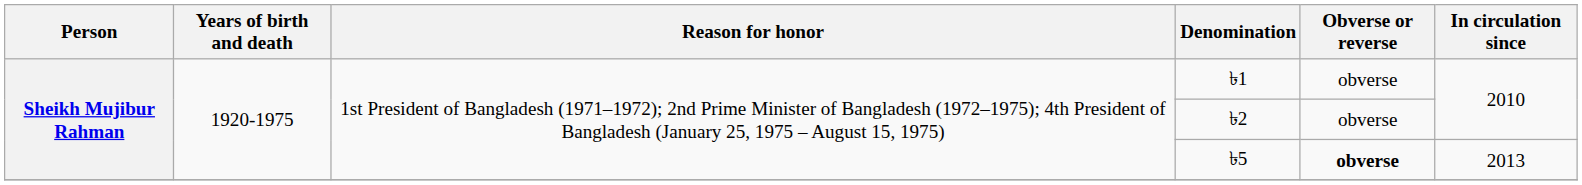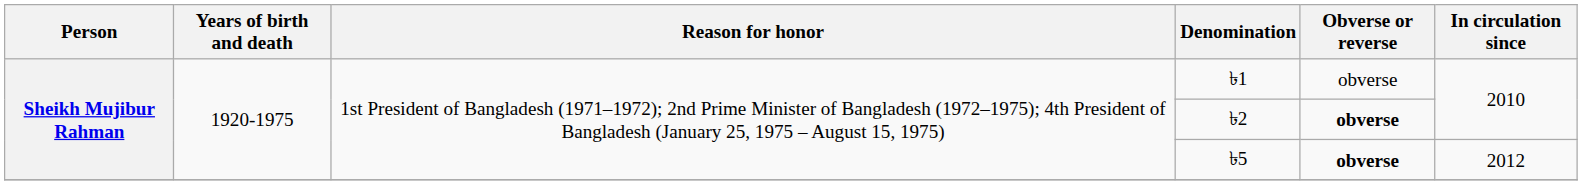(1368, 119) normal -> (1368, 119) bold
(1506, 159) 2013 -> (1506, 159) 2012
